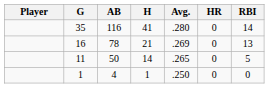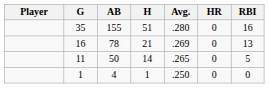(114, 28) 116 -> (114, 28) 155
(147, 28) 41 -> (147, 28) 51
(248, 28) 14 -> (248, 28) 16
